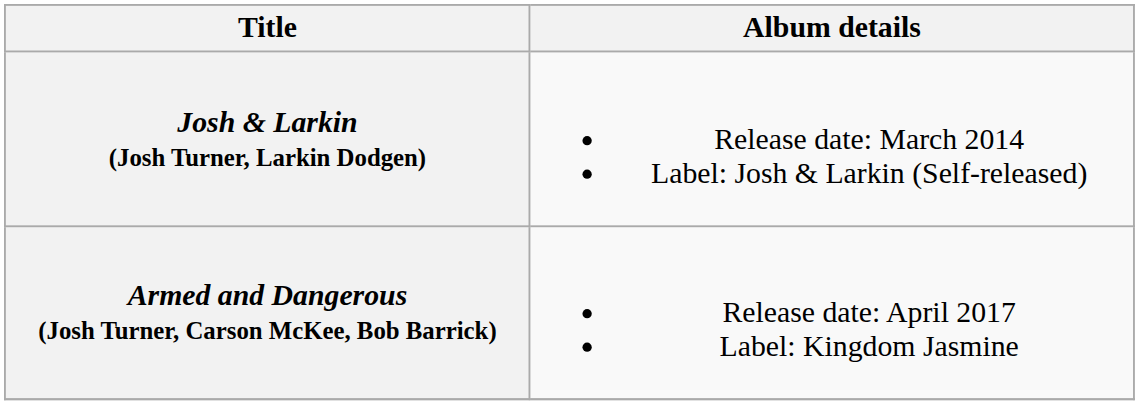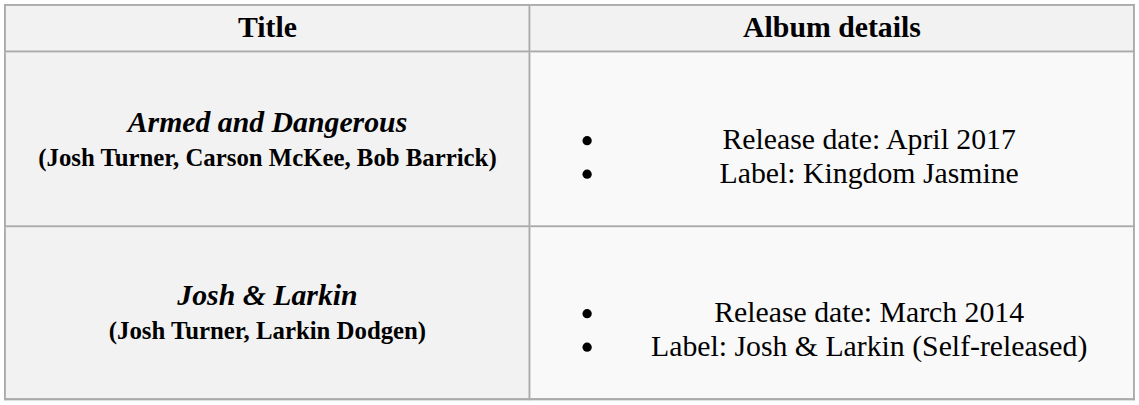rows swapped: (267, 138) <-> (267, 312)
